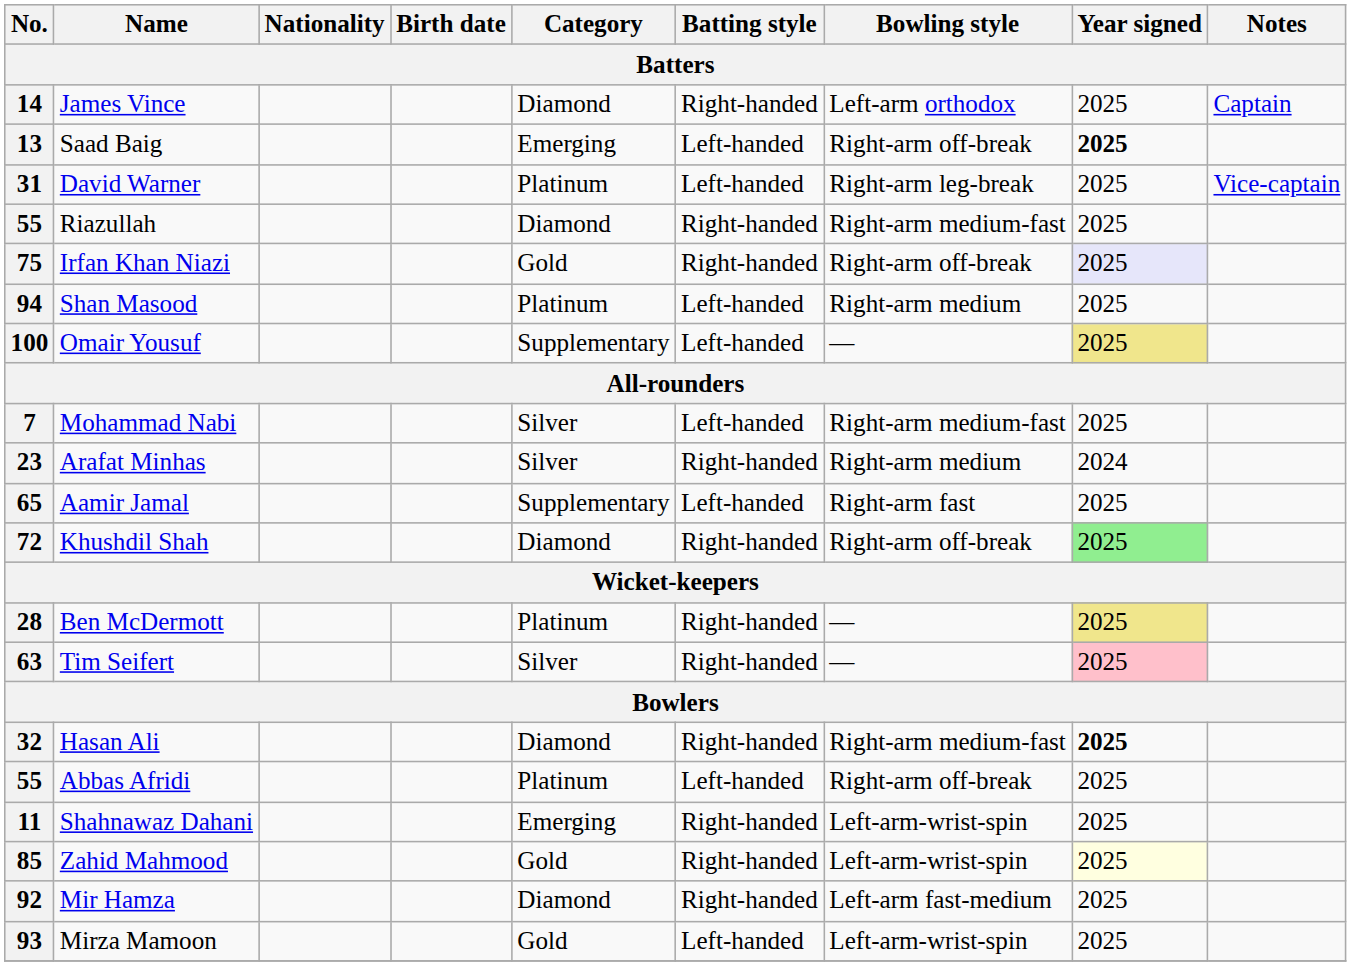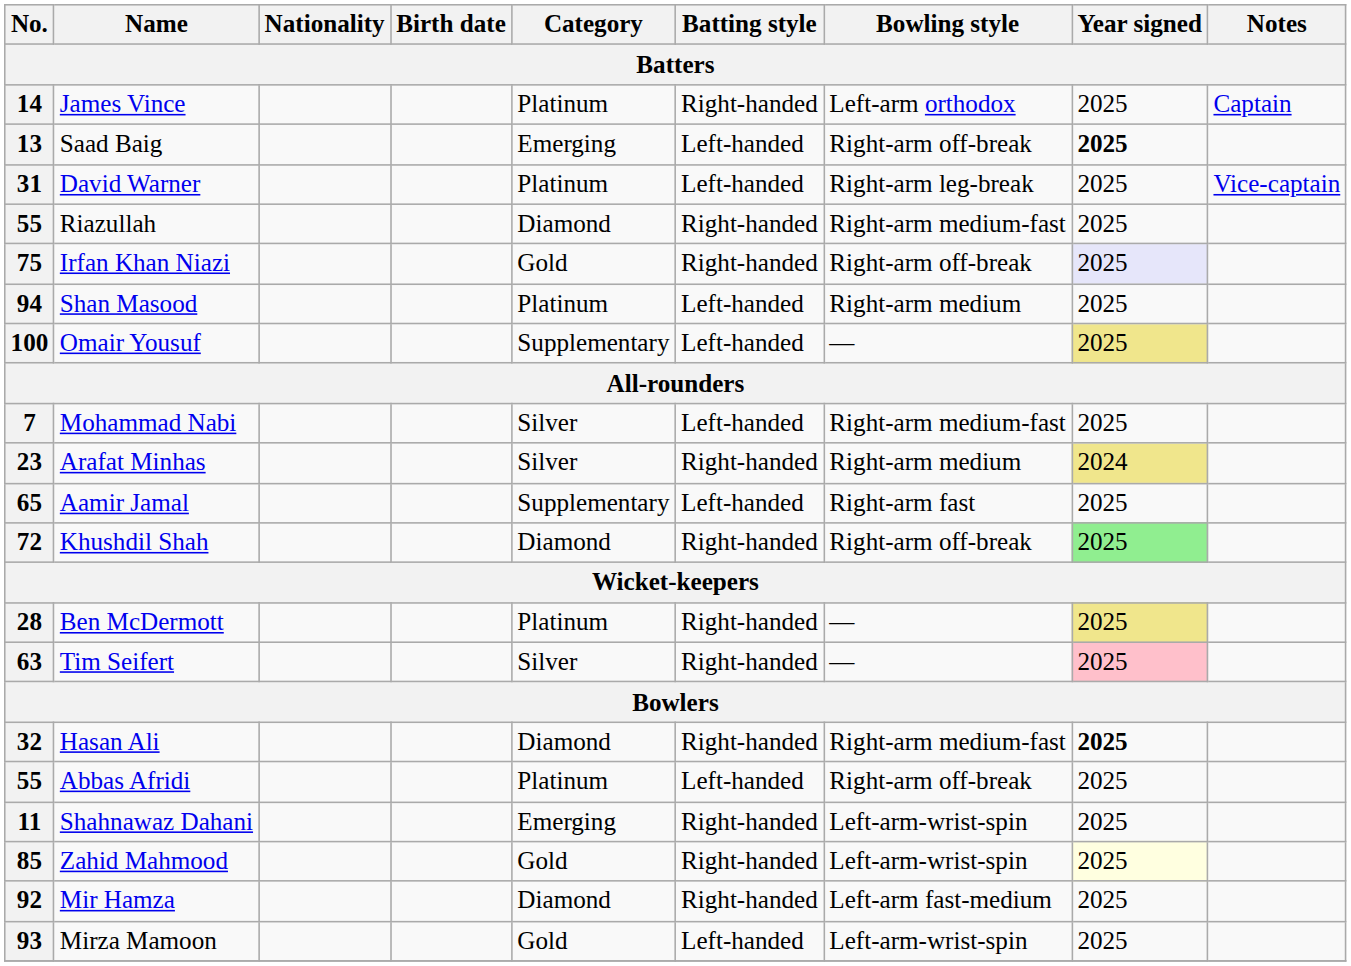(564, 104) Diamond -> (563, 104) Platinum
(1103, 462) no background -> (1103, 462) khaki background
